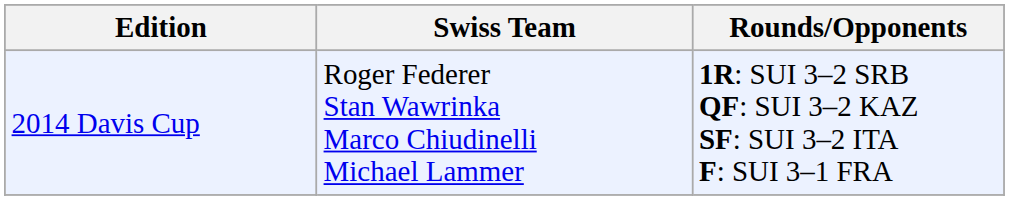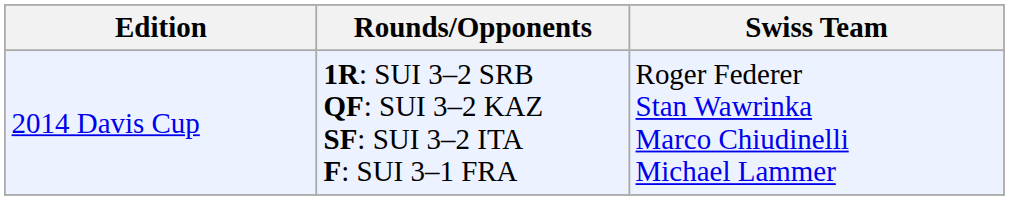columns swapped: (505, 27) <-> (848, 27)
